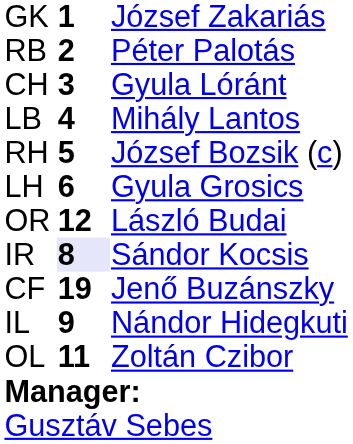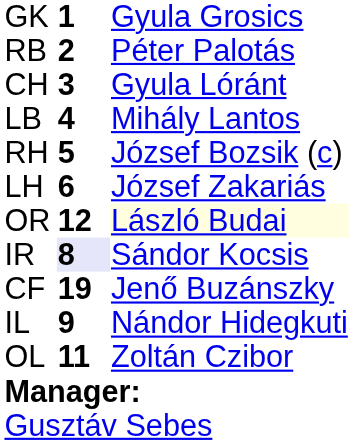(218, 16) József Zakariás -> (207, 16) Gyula Grosics
(207, 186) Gyula Grosics -> (218, 186) József Zakariás
(199, 221) no background -> (199, 221) lightyellow background
